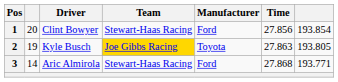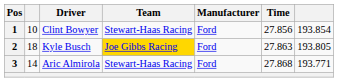(32, 30) 20 -> (32, 30) 10
(32, 47) 19 -> (32, 47) 18
(211, 47) Toyota -> (207, 47) Ford
